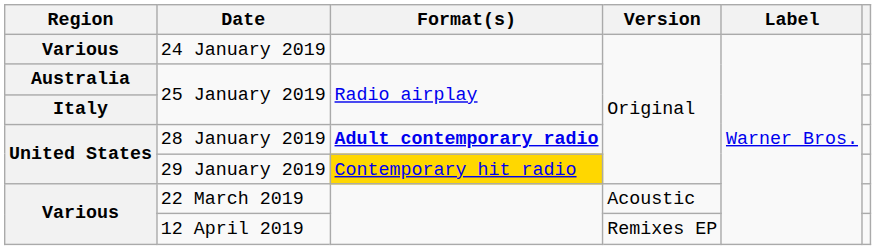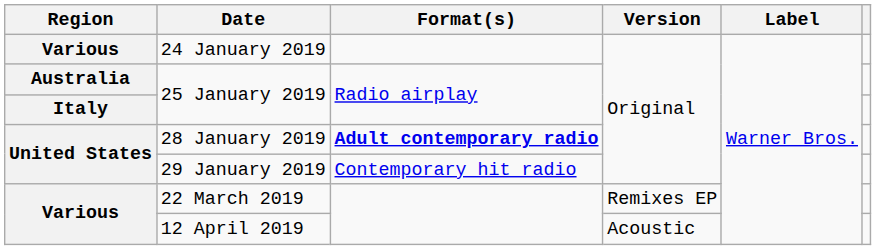(456, 169) gold background -> (456, 169) no background
(651, 199) Acoustic -> (662, 199) Remixes EP
(662, 229) Remixes EP -> (651, 229) Acoustic
